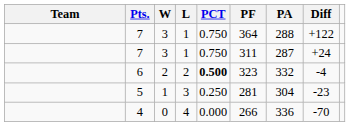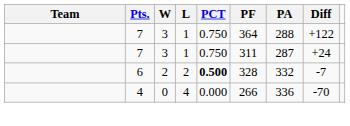(248, 72) 323 -> (248, 72) 328
(321, 72) -4 -> (321, 72) -7
- row: (140, 92)
